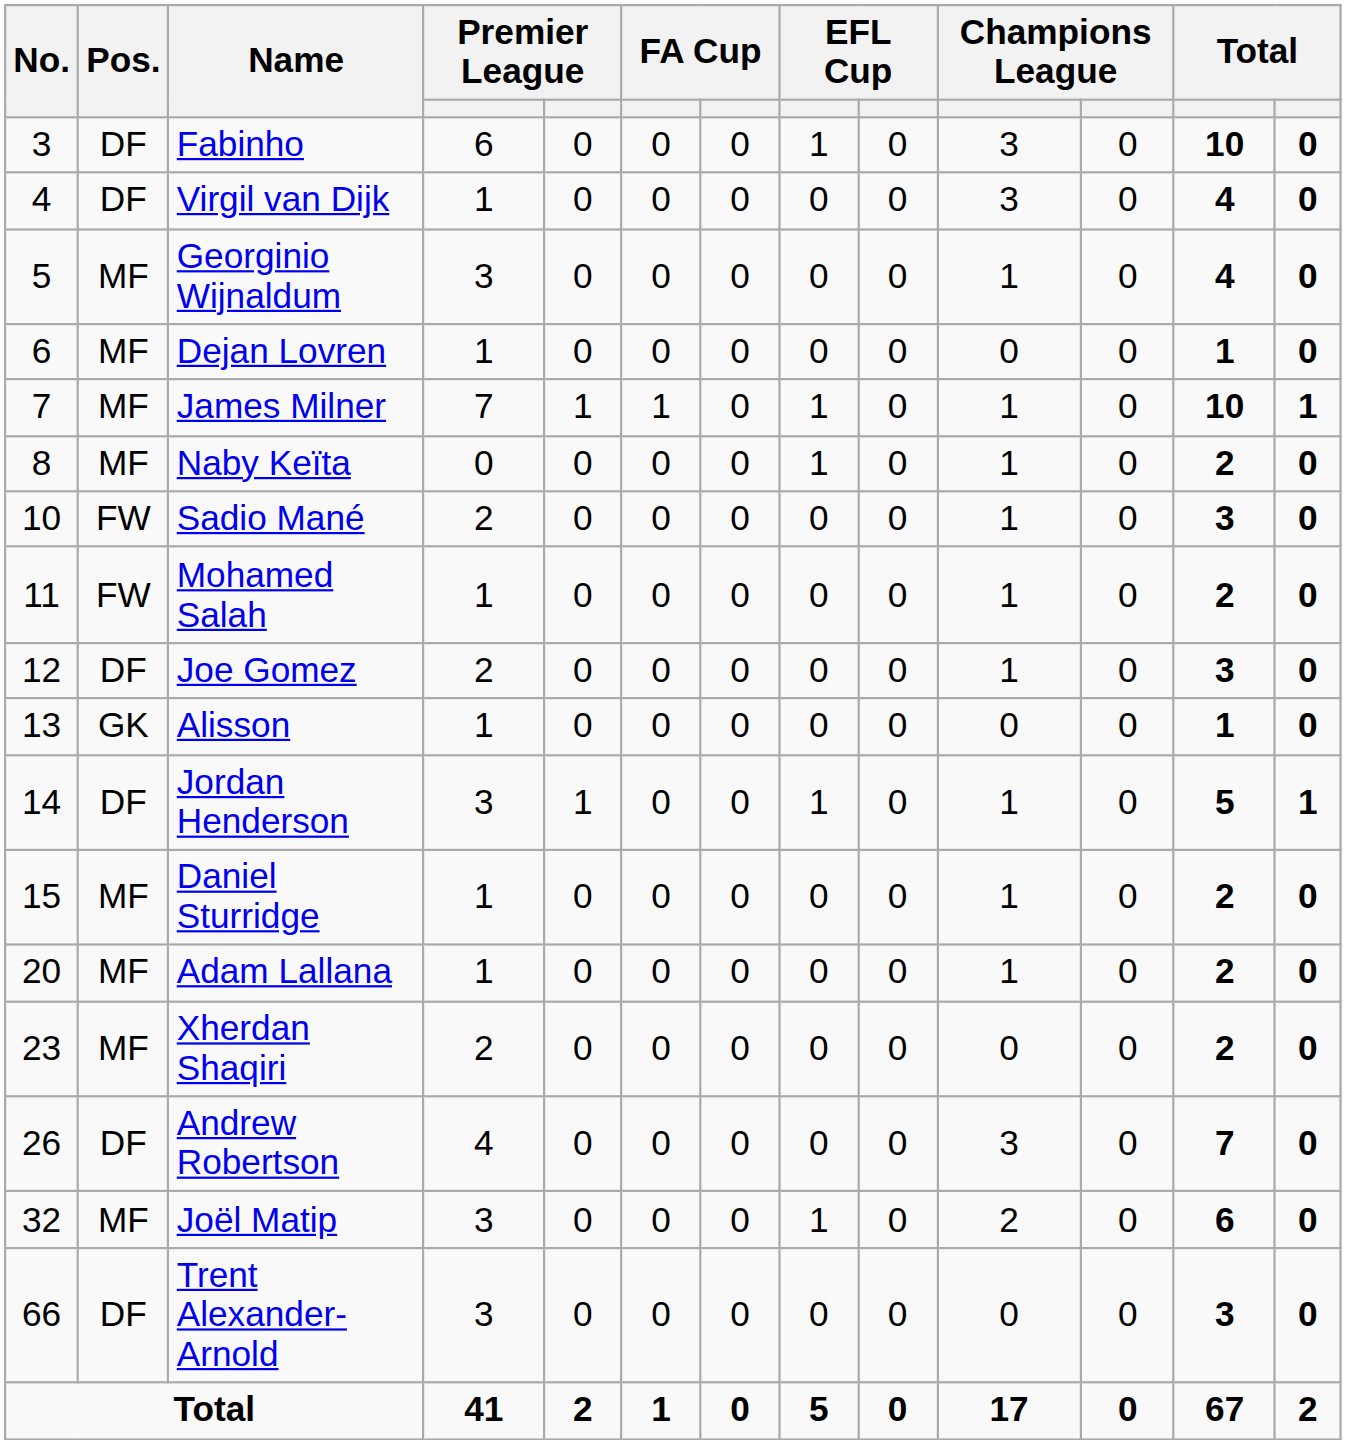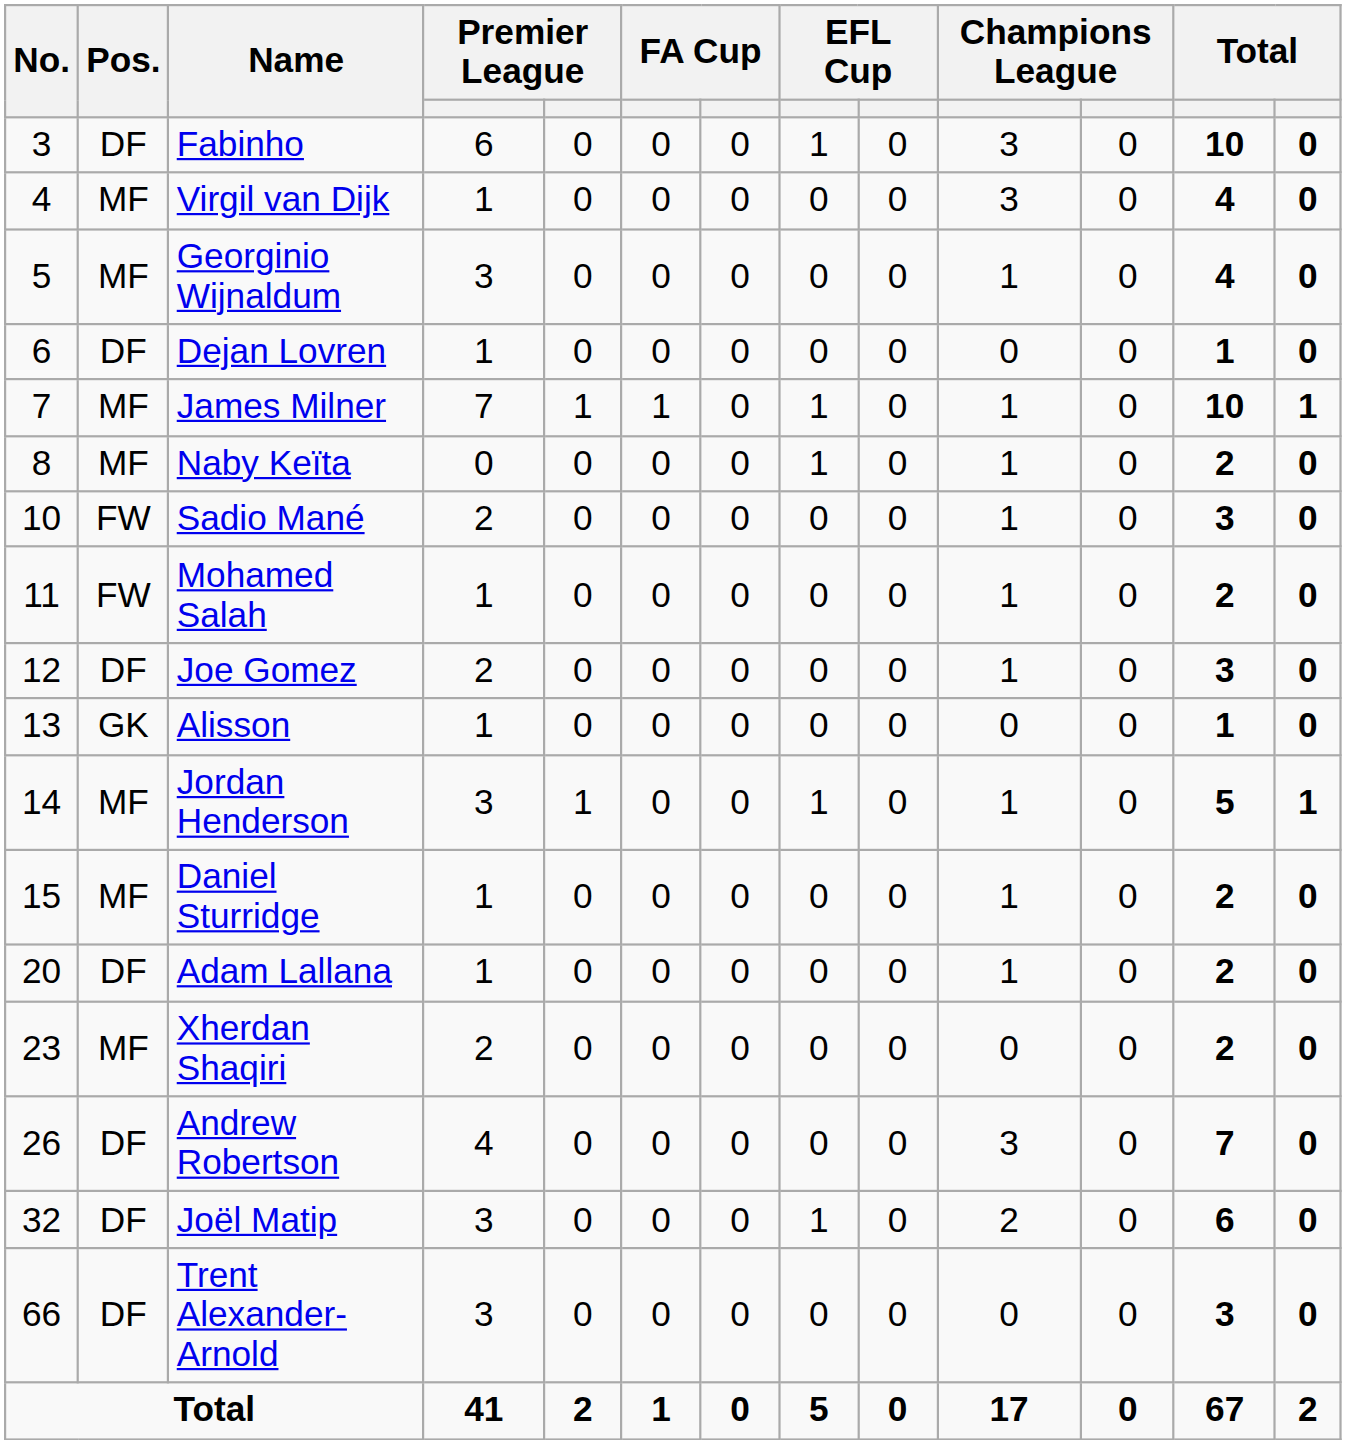(123, 199) DF -> (123, 199) MF
(123, 351) MF -> (123, 351) DF
(123, 801) DF -> (123, 801) MF
(123, 972) MF -> (123, 972) DF
(123, 1219) MF -> (123, 1219) DF
